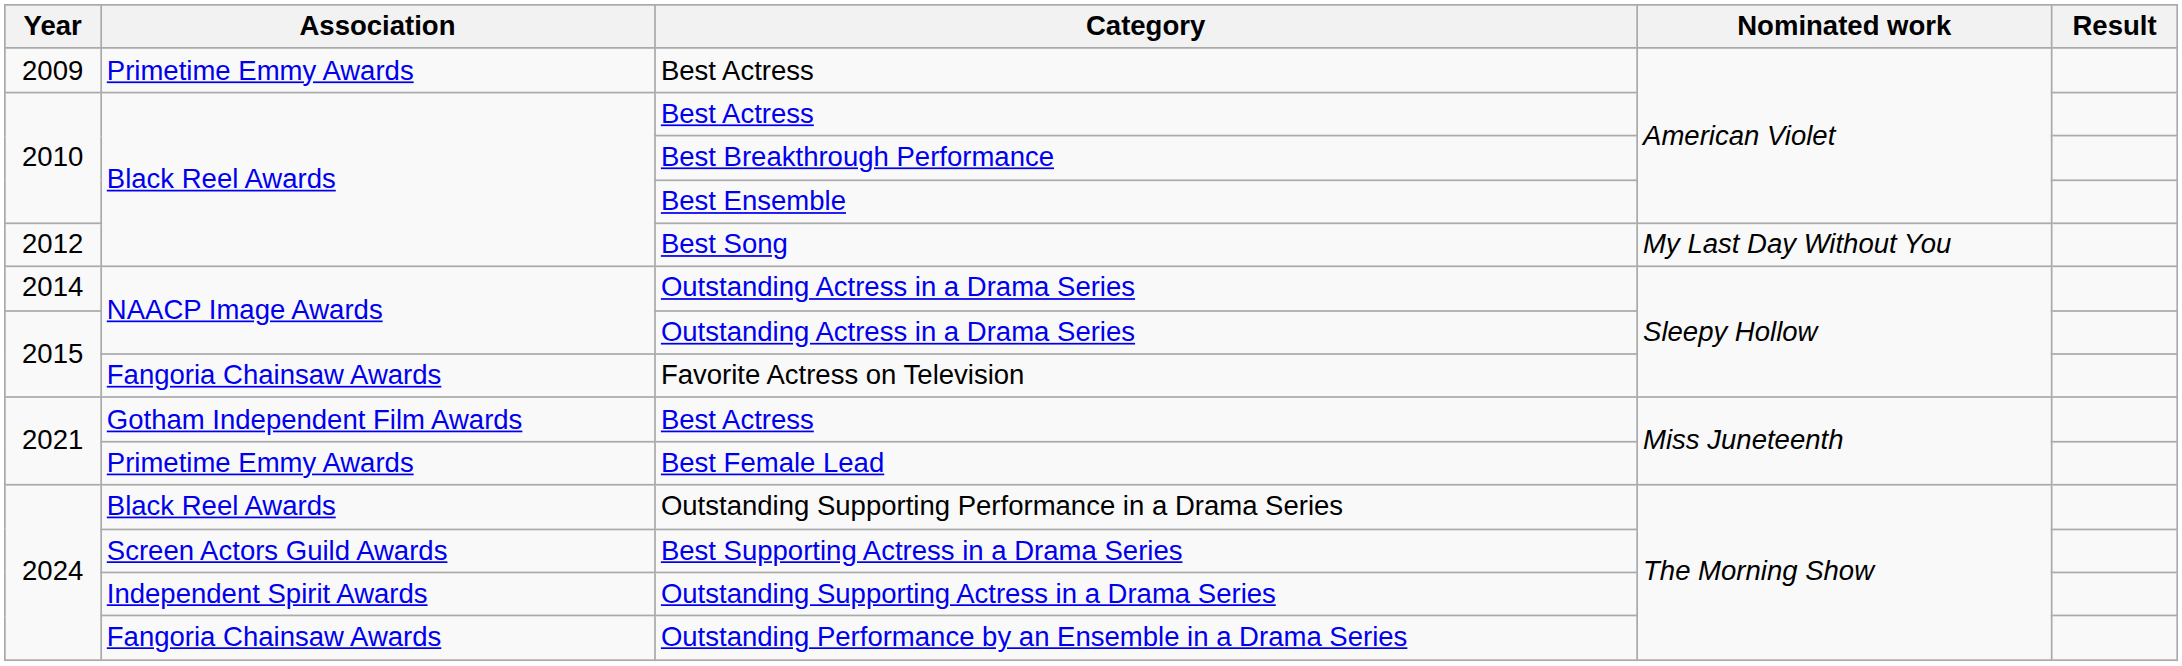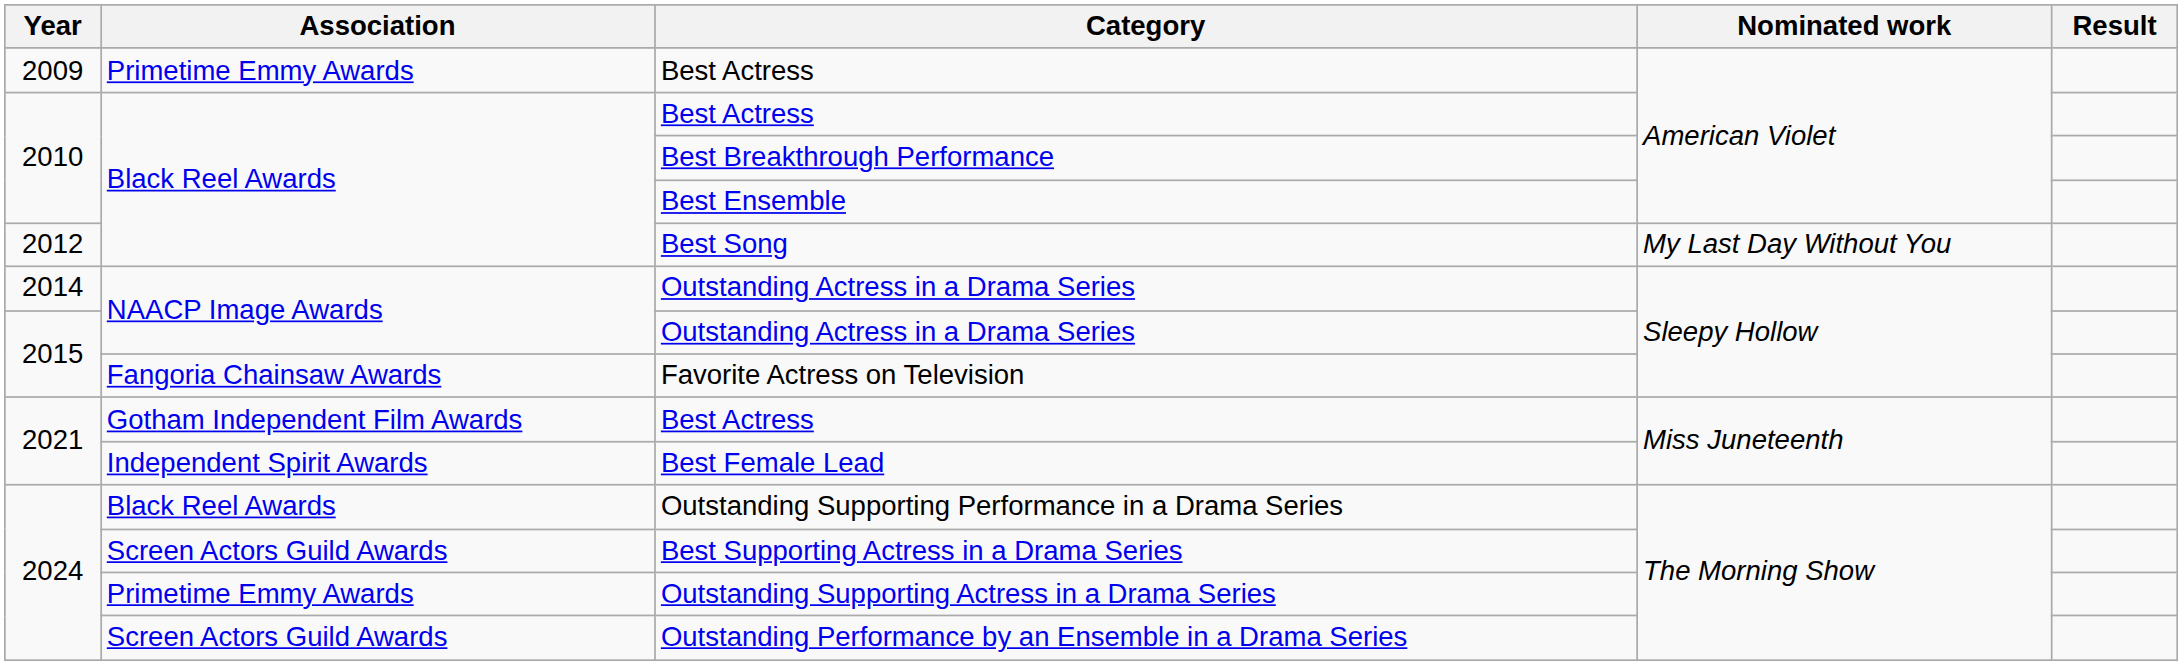(260, 462) Primetime Emmy Awards -> (267, 462) Independent Spirit Awards
(267, 593) Independent Spirit Awards -> (260, 593) Primetime Emmy Awards
(274, 637) Fangoria Chainsaw Awards -> (277, 637) Screen Actors Guild Awards
